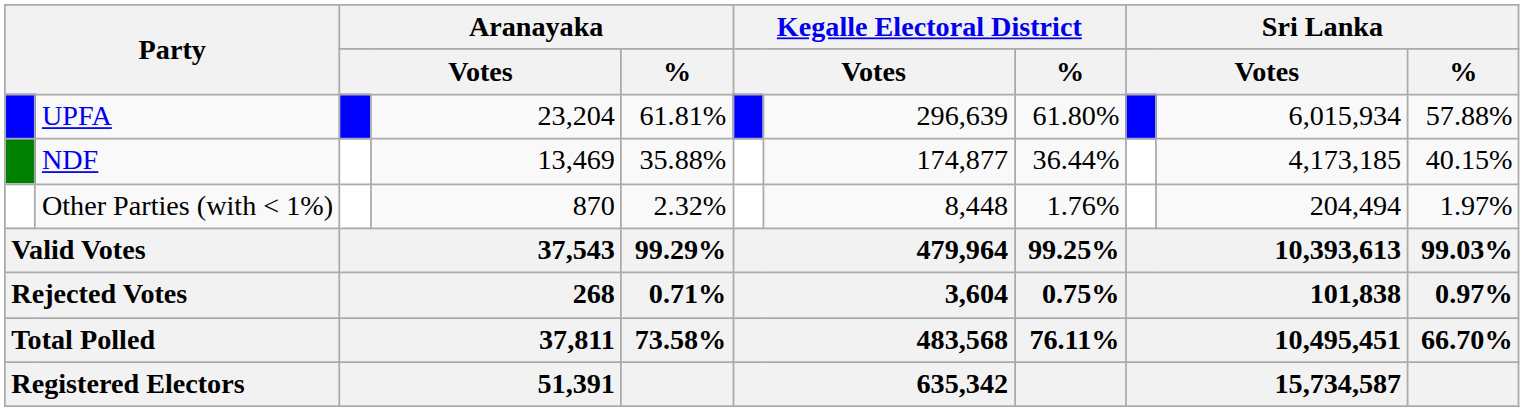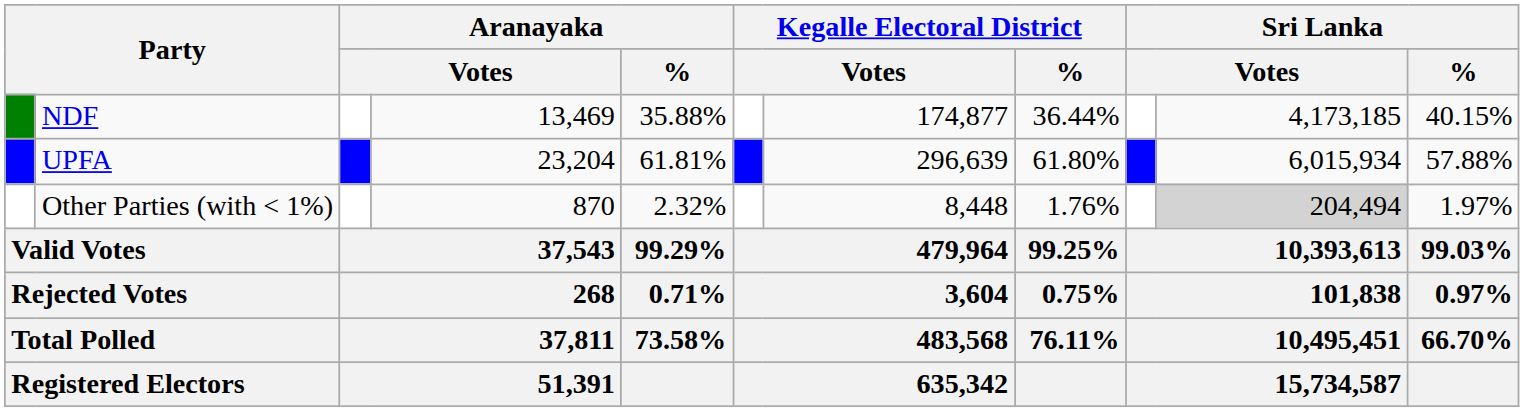rows swapped: (77, 116) <-> (70, 160)
(1355, 205) no background -> (1355, 205) lightgrey background
